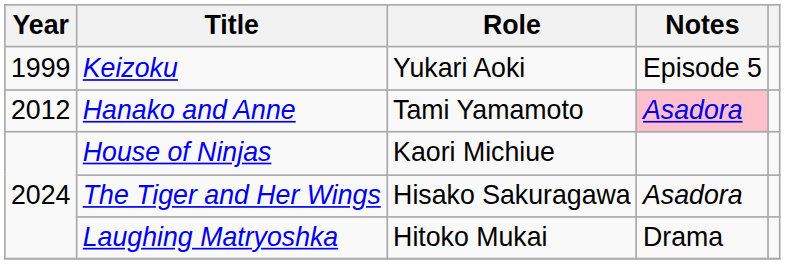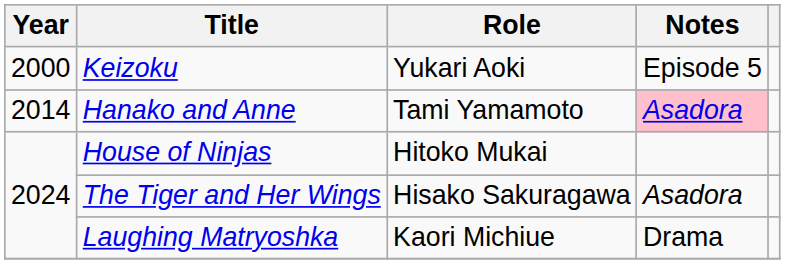(41, 68) 1999 -> (41, 68) 2000
(41, 110) 2012 -> (41, 110) 2014
(474, 152) Kaori Michiue -> (470, 152) Hitoko Mukai
(470, 237) Hitoko Mukai -> (474, 237) Kaori Michiue
